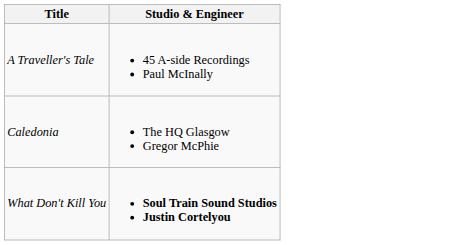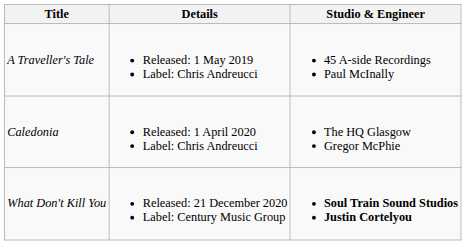+ column: (200, 14)
